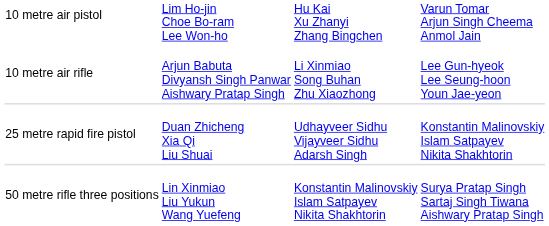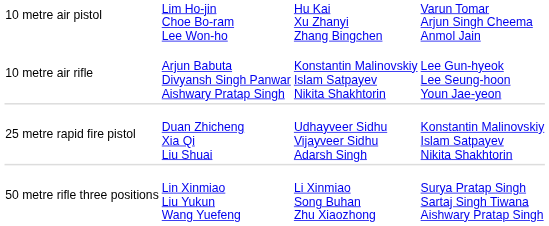(335, 80) Li Xinmiao Song Buhan Zhu Xiaozhong -> (356, 80) Konstantin Malinovskiy Islam Satpayev Nikita Shakhtorin
(356, 201) Konstantin Malinovskiy Islam Satpayev Nikita Shakhtorin -> (335, 201) Li Xinmiao Song Buhan Zhu Xiaozhong
